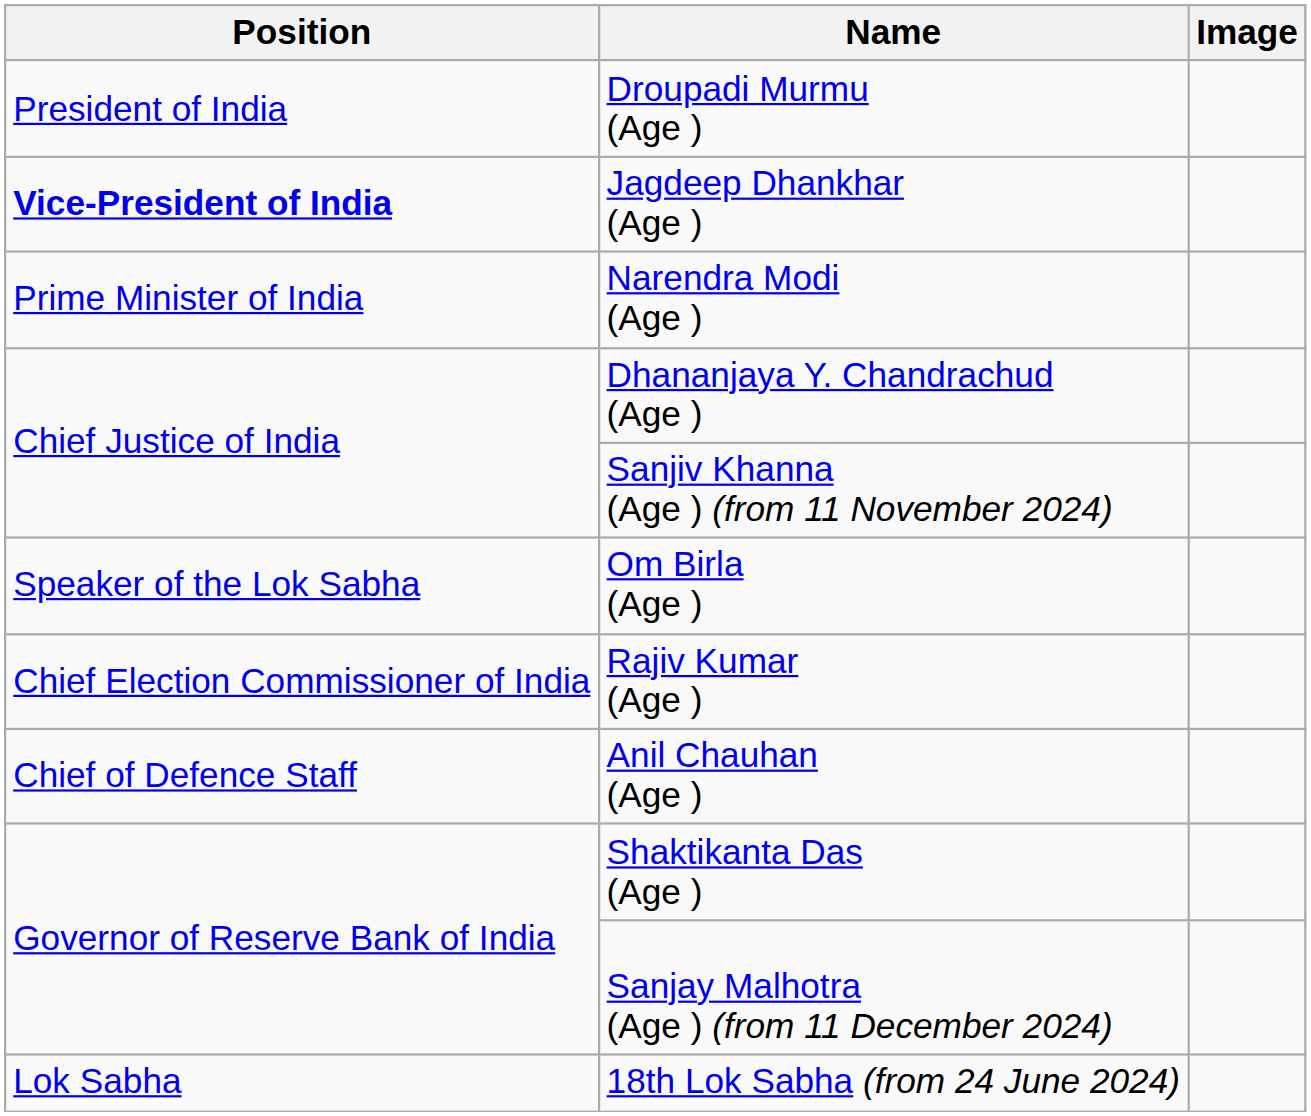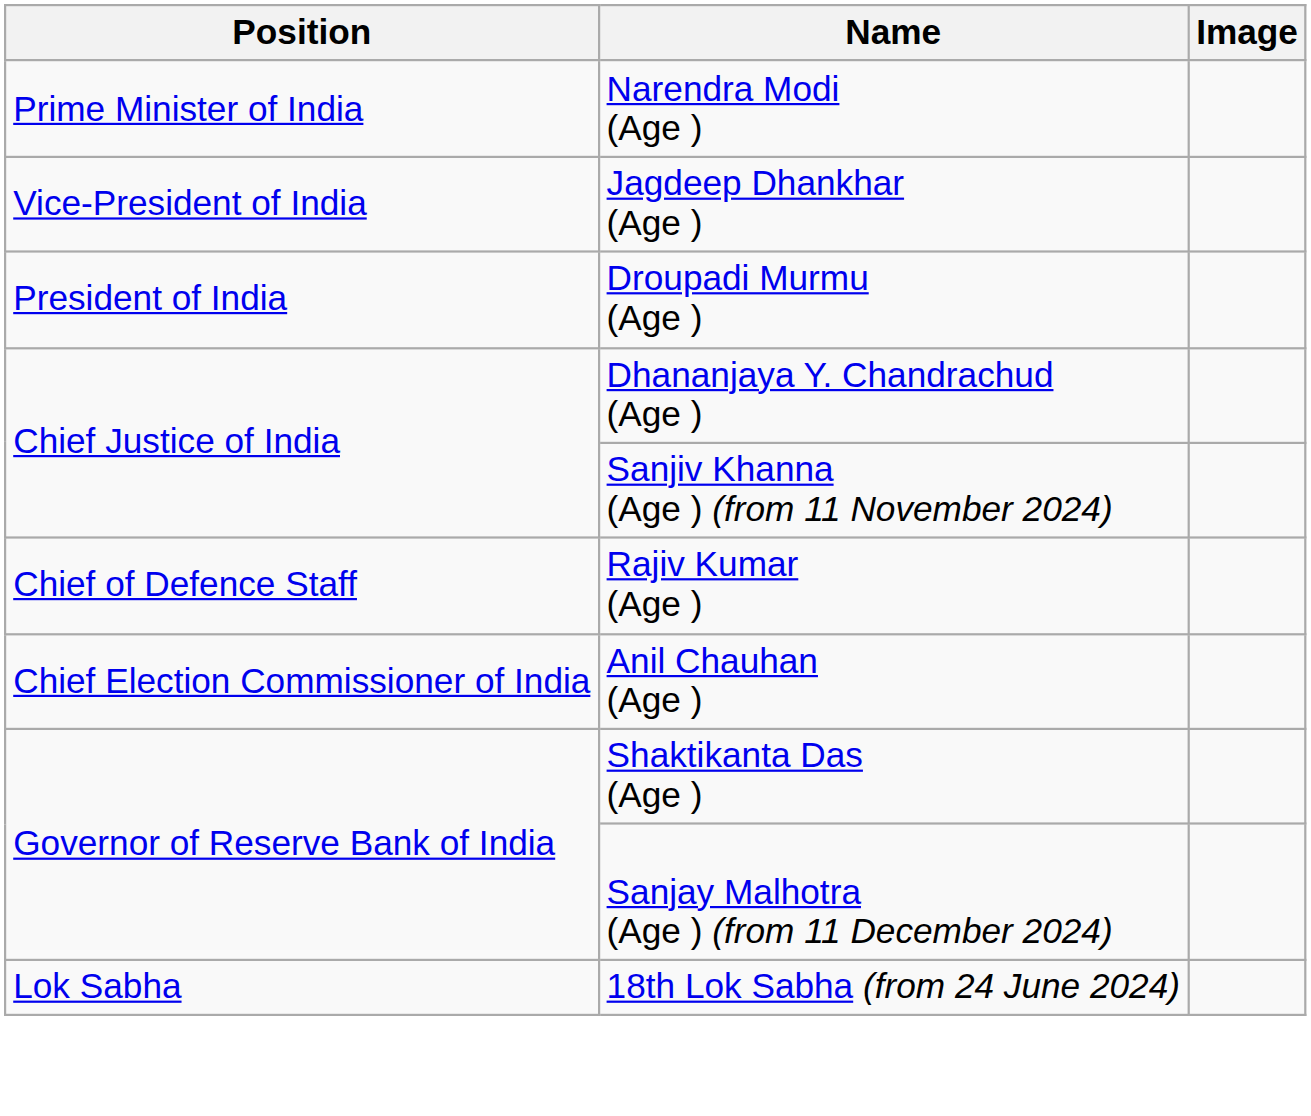rows swapped: (738, 108) <-> (723, 298)
(203, 203) bold -> (190, 203) normal
- row: (675, 585)
(302, 680) Chief Election Commissioner of India -> (185, 585) Chief of Defence Staff
(185, 776) Chief of Defence Staff -> (302, 680) Chief Election Commissioner of India
